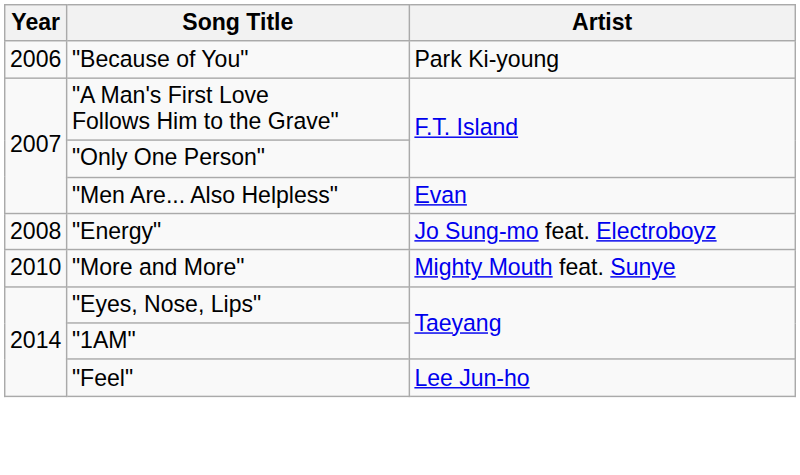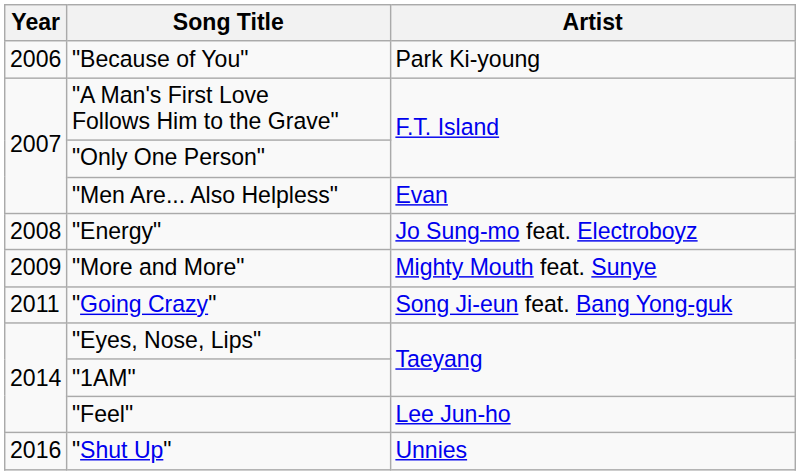(36, 267) 2010 -> (36, 267) 2009
+ row: (144, 304)
+ row: (122, 450)
